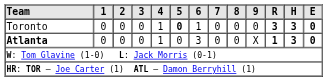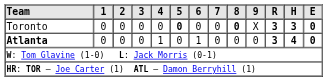(160, 26) 1 -> (160, 26) 0
(199, 26) 1 -> (199, 26) 0
(237, 26) normal -> (237, 26) bold
(256, 26) 0 -> (256, 26) X
(199, 40) 3 -> (199, 40) 1
(256, 40) X -> (256, 40) 0
(275, 40) 1 -> (275, 40) 3
(294, 40) 3 -> (294, 40) 4
